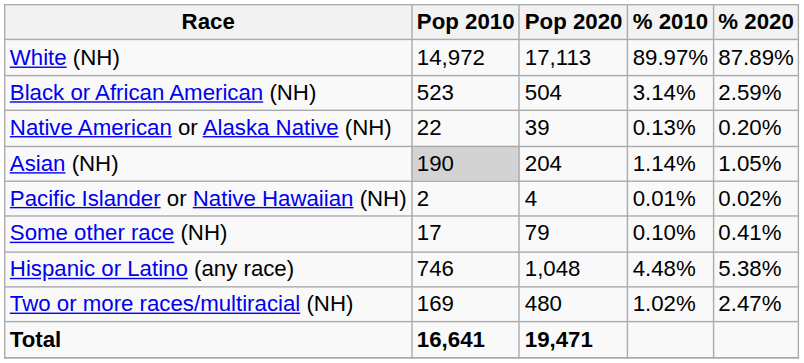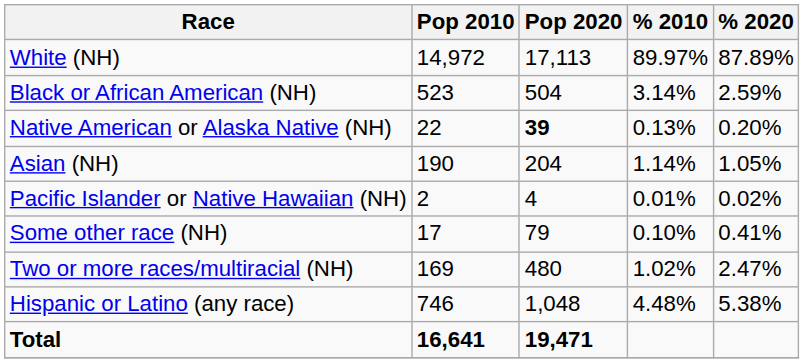(537, 127) normal -> (537, 127) bold
(435, 163) lightgrey background -> (435, 163) no background
rows swapped: (182, 304) <-> (152, 269)
